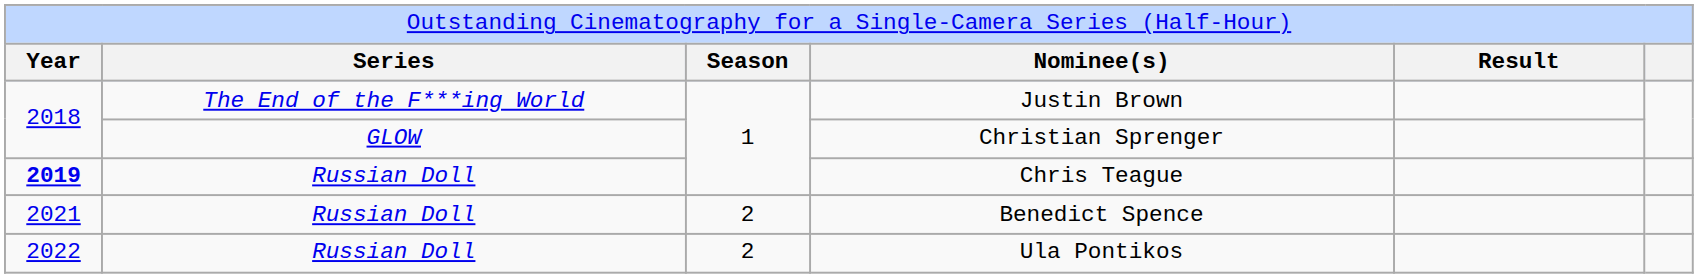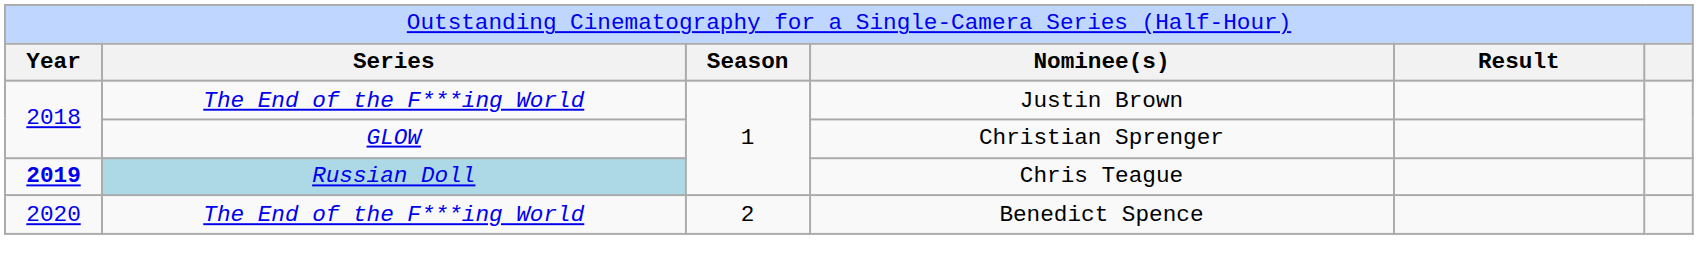(394, 176) no background -> (394, 176) lightblue background
(54, 214) 2021 -> (54, 214) 2020
(394, 214) Russian Doll -> (394, 214) The End of the F***ing World
- row: (1101, 253)
